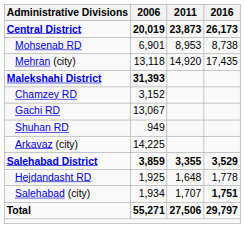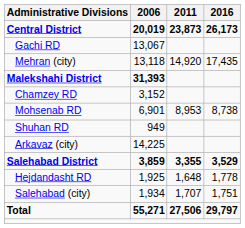rows swapped: (48, 45) <-> (38, 111)
(225, 194) bold -> (225, 194) normal
